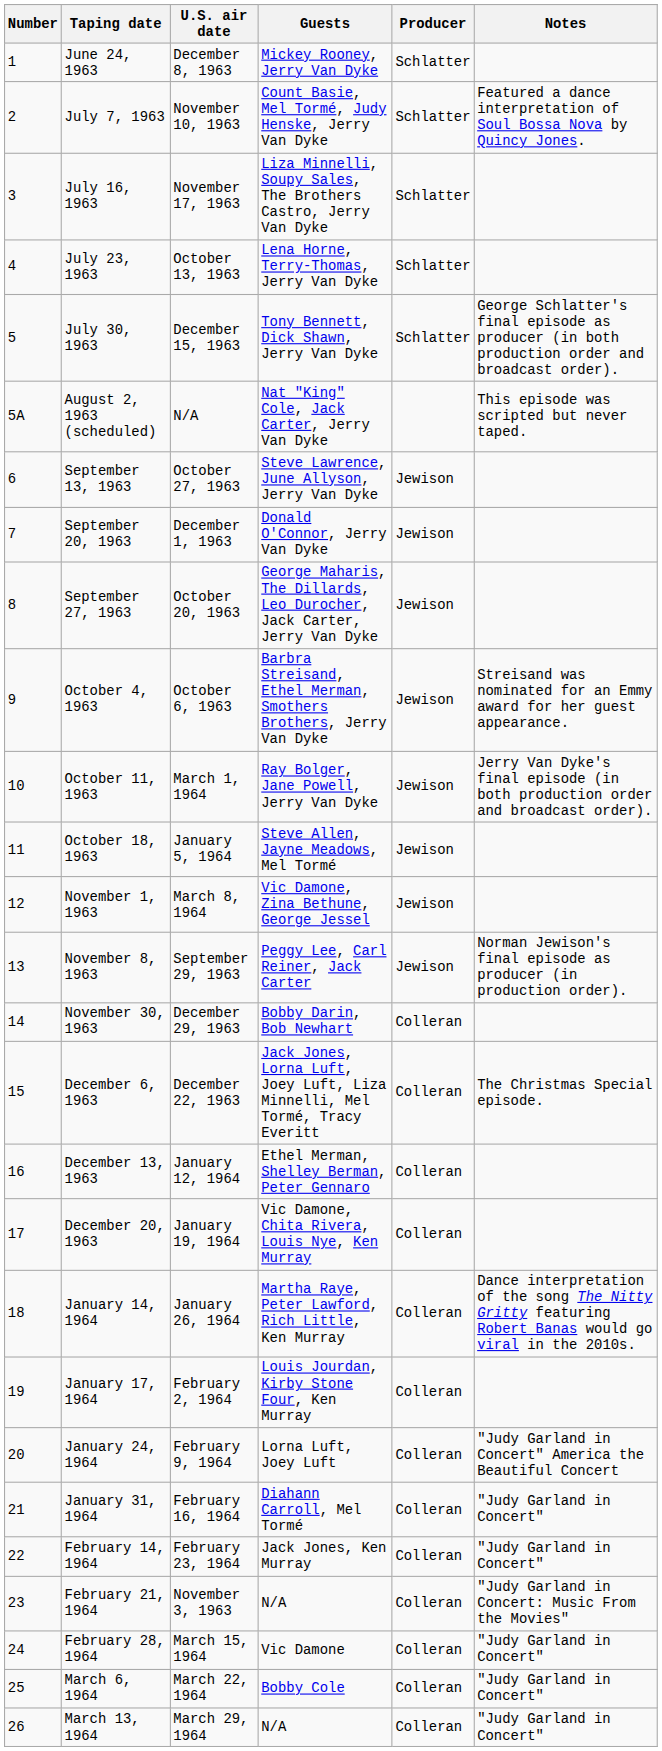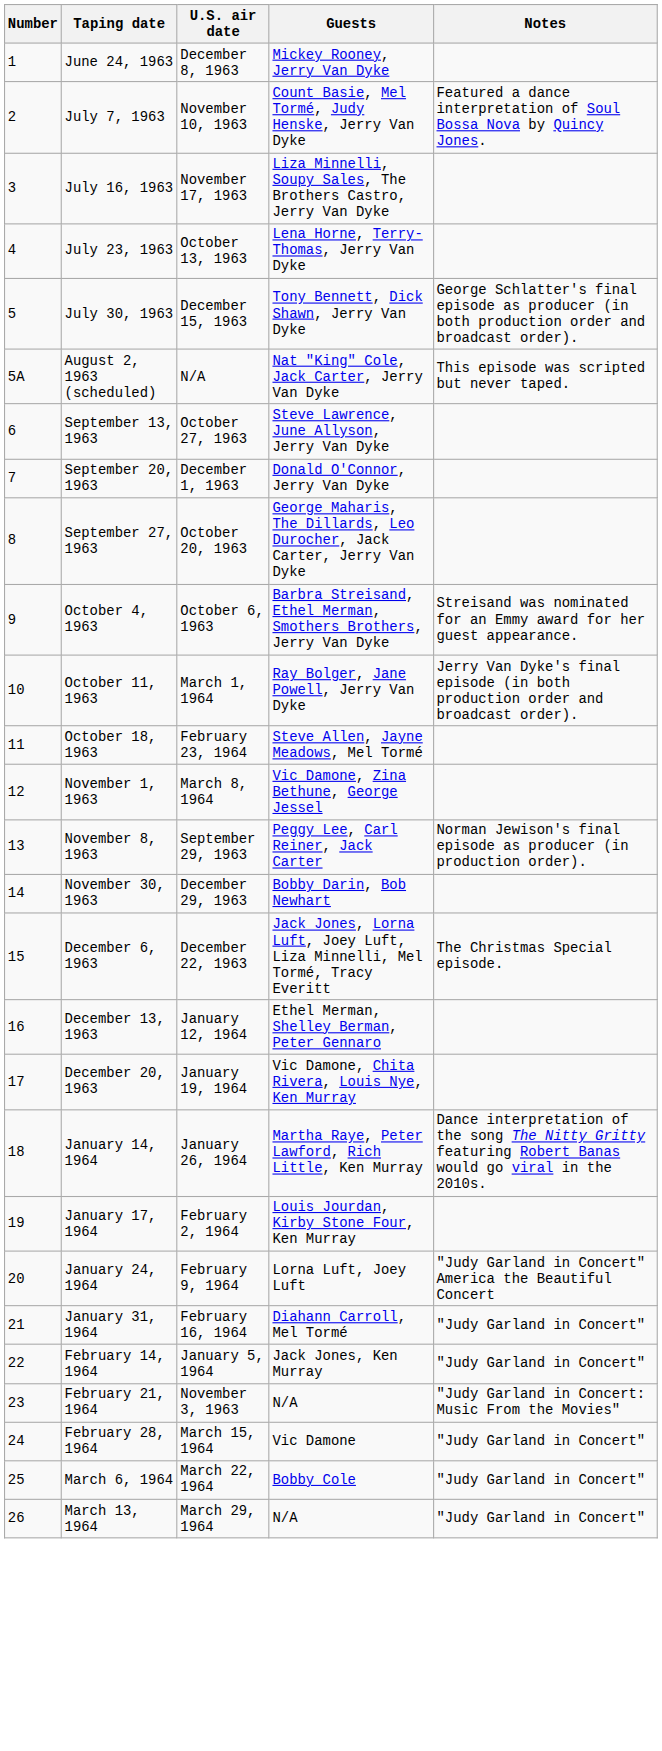- column: (433, 24)
(203, 850) January 5, 1964 -> (214, 745) February 23, 1964
(207, 1556) February 23, 1964 -> (222, 1364) January 5, 1964
